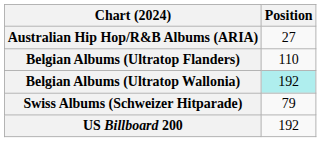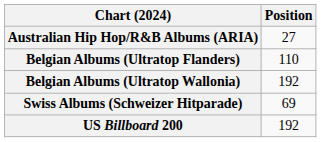(289, 81) paleturquoise background -> (289, 81) no background
(289, 103) 79 -> (289, 103) 69
